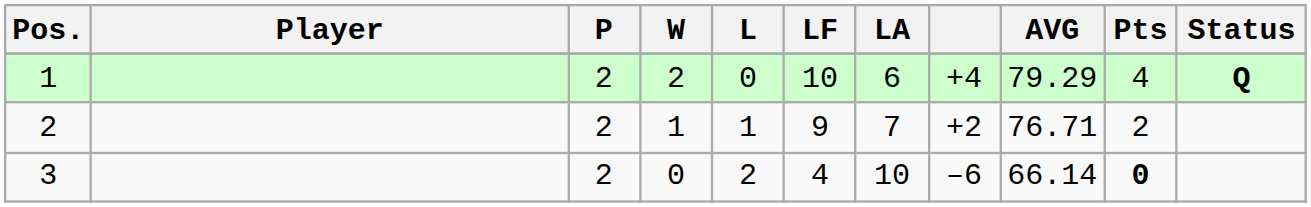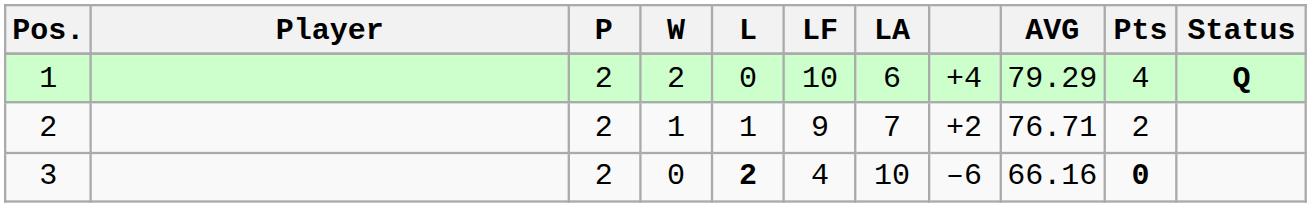(748, 176) normal -> (748, 176) bold
(1052, 176) 66.14 -> (1052, 176) 66.16
